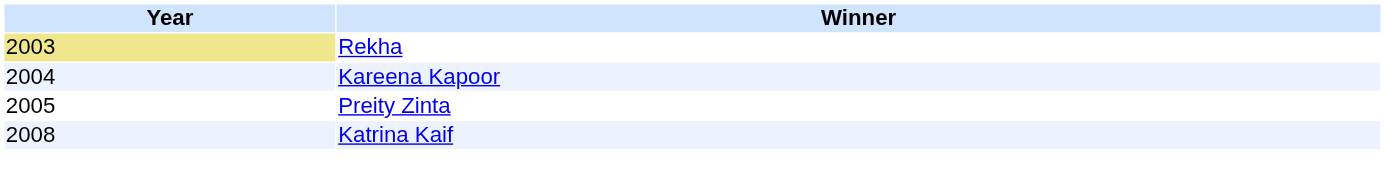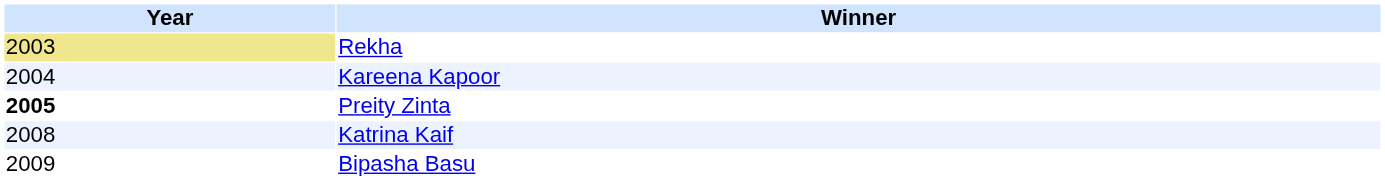(31, 105) normal -> (31, 105) bold
+ row: (407, 164)
